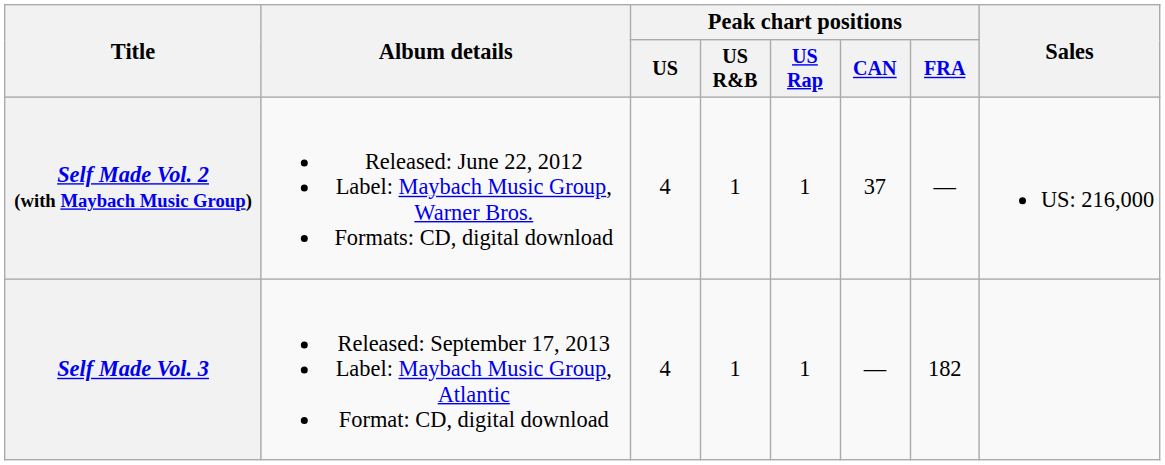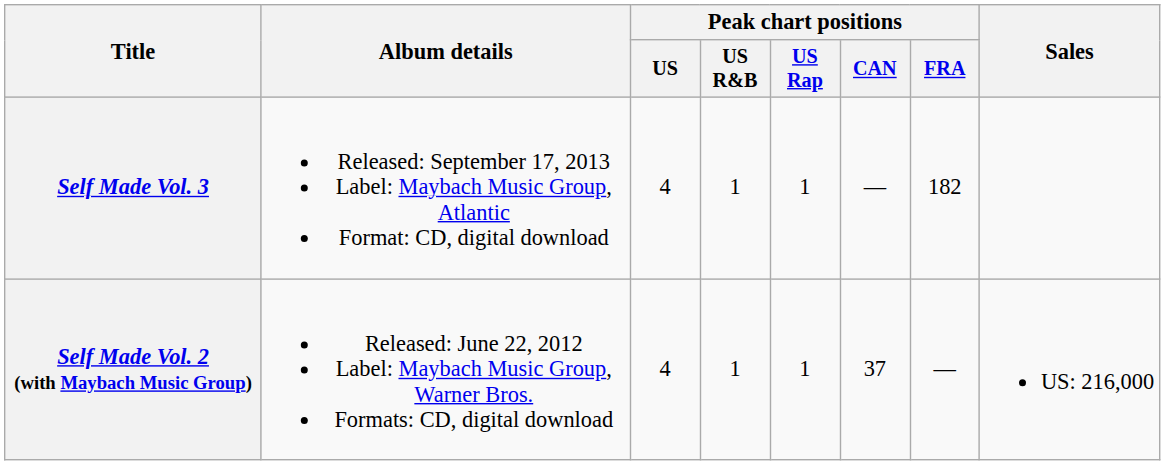rows swapped: (133, 187) <-> (133, 368)
